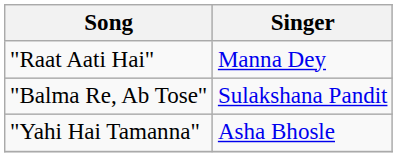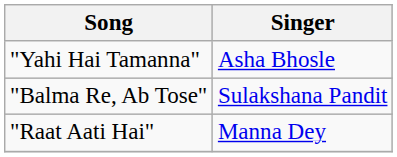rows swapped: (82, 59) <-> (105, 132)
